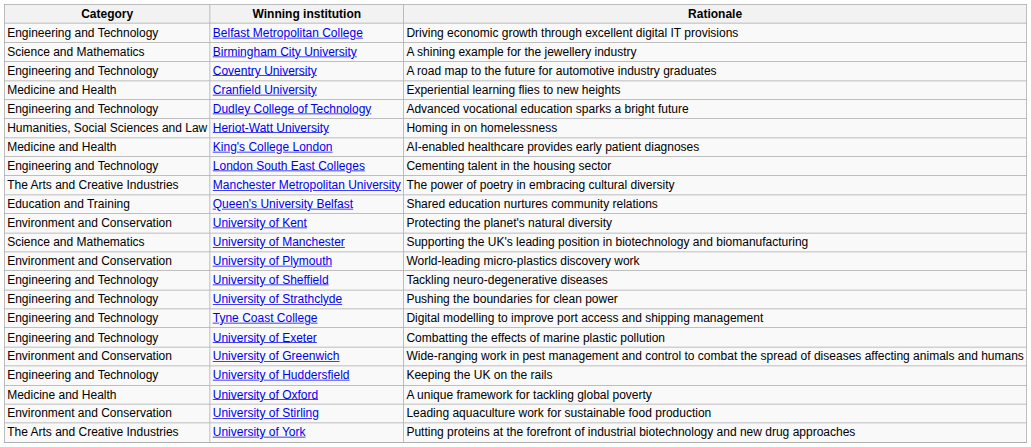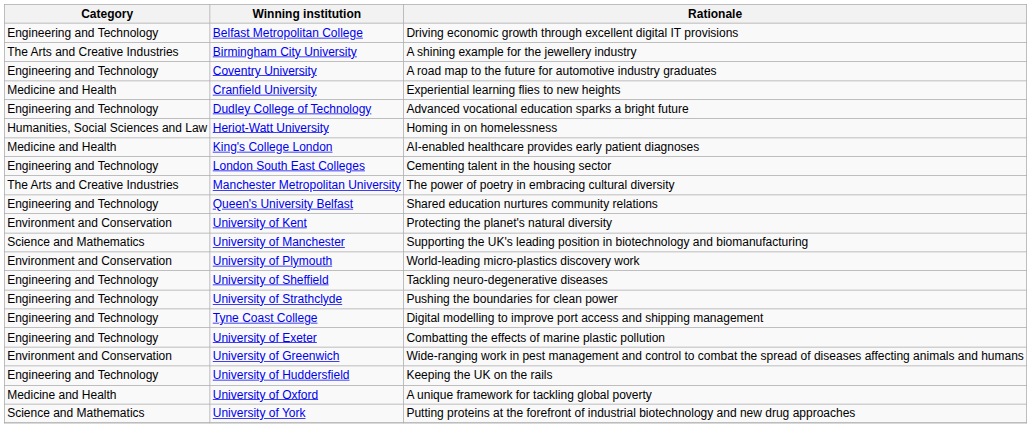(76, 52) Science and Mathematics -> (93, 52) The Arts and Creative Industries
(69, 204) Education and Training -> (83, 204) Engineering and Technology
- row: (266, 413)
(93, 432) The Arts and Creative Industries -> (76, 413) Science and Mathematics
